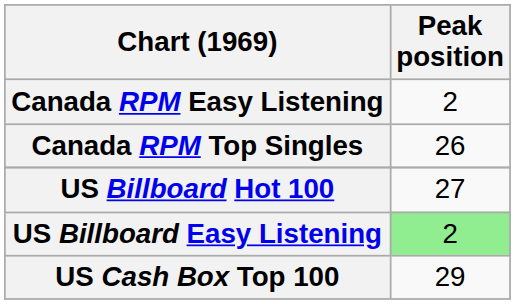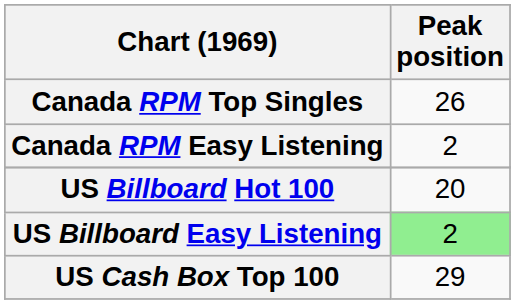rows swapped: (197, 145) <-> (197, 101)
(450, 189) 27 -> (450, 189) 20
